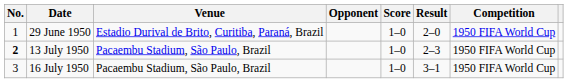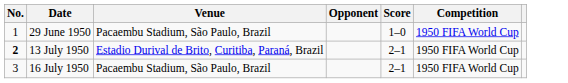- column: (432, 13)
(210, 31) Estadio Durival de Brito, Curitiba, Paraná, Brazil -> (183, 31) Pacaembu Stadium, São Paulo, Brazil
(183, 50) Pacaembu Stadium, São Paulo, Brazil -> (210, 50) Estadio Durival de Brito, Curitiba, Paraná, Brazil
(397, 50) 1–0 -> (397, 50) 2–1
(397, 68) 1–0 -> (397, 68) 2–1
